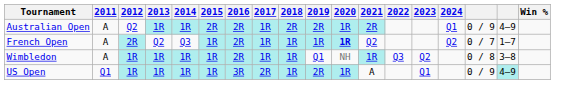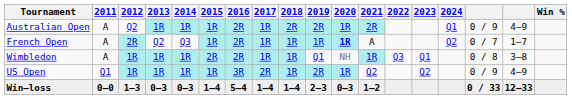(212, 27) 2R -> (212, 27) 1R
(372, 42) Q2 -> (372, 42) A
(212, 57) 1R -> (212, 57) 2R
(425, 57) Q2 -> (425, 57) Q1
(372, 72) A -> (372, 72) Q2
(425, 72) Q1 -> (425, 72) Q2
(508, 72) paleturquoise background -> (519, 72) no background
+ row: (29, 87)
